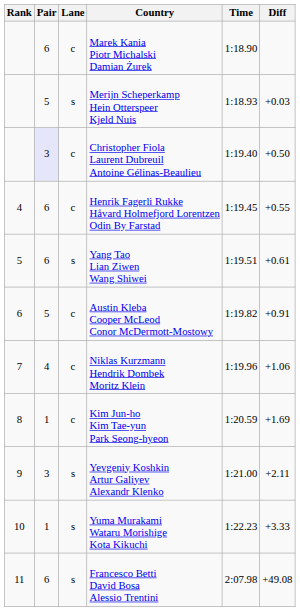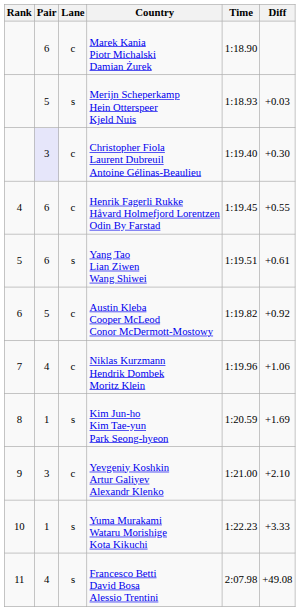(277, 154) +0.50 -> (277, 154) +0.30
(277, 313) +0.91 -> (277, 313) +0.92
(73, 420) c -> (73, 420) s
(73, 473) s -> (73, 473) c
(277, 473) +2.11 -> (277, 473) +2.10
(47, 579) 6 -> (47, 579) 4
